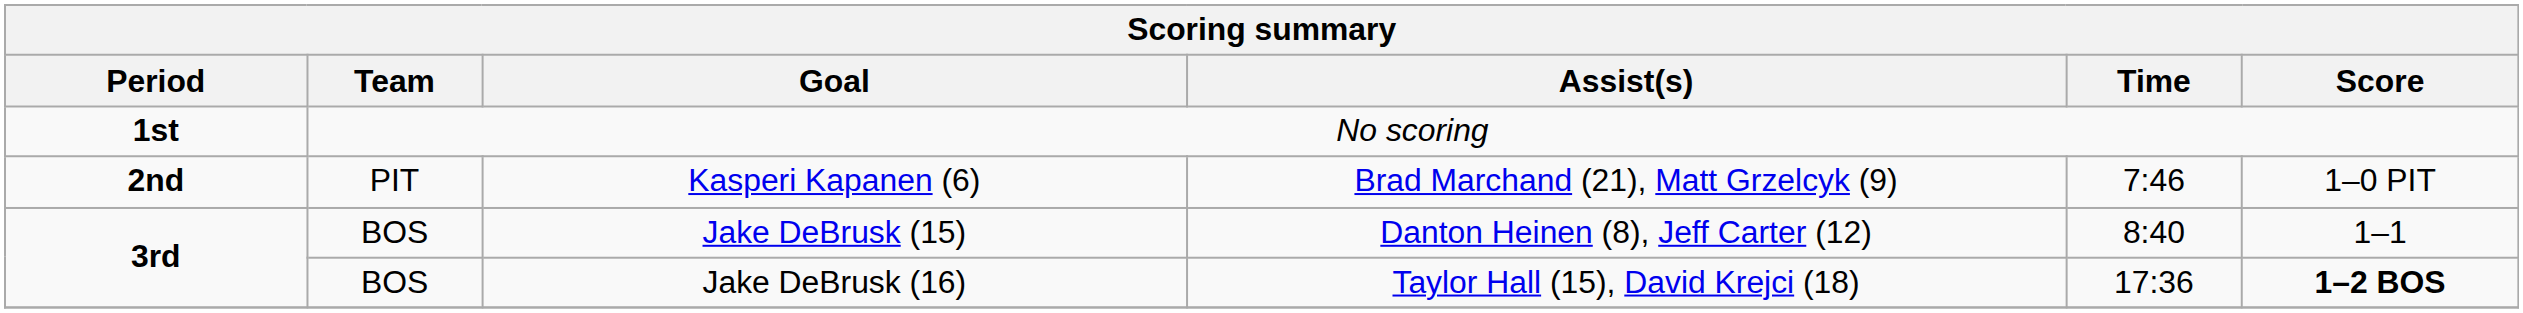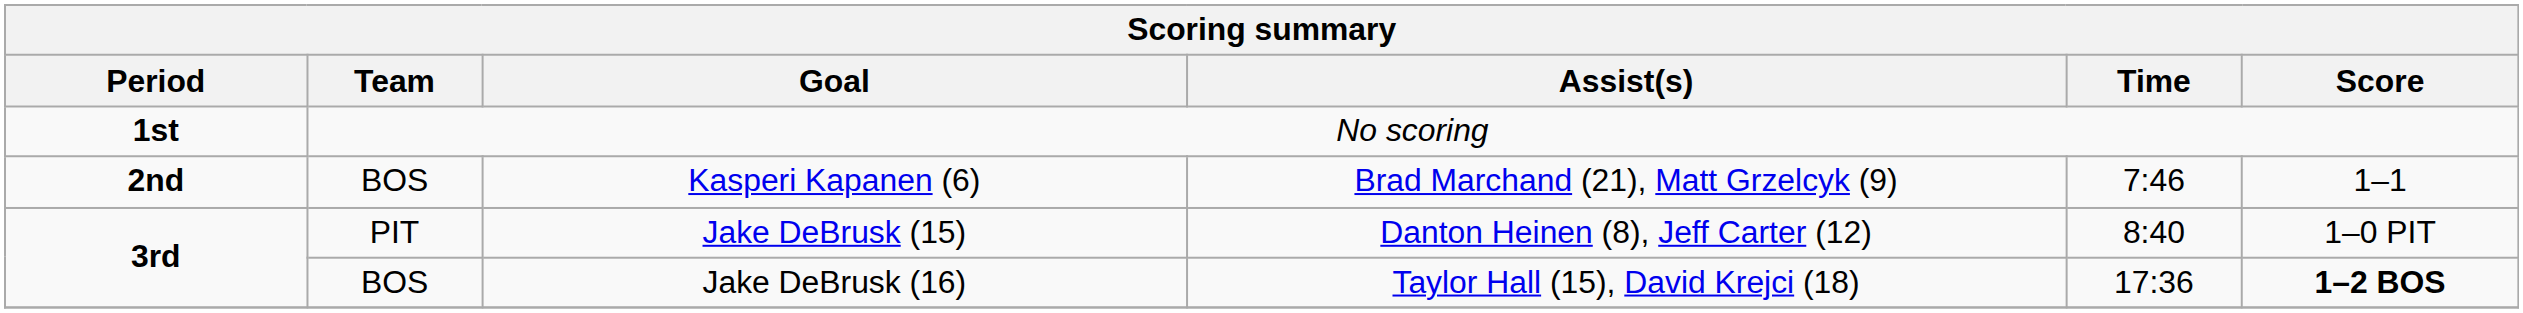(395, 181) PIT -> (395, 181) BOS
(2380, 181) 1–0 PIT -> (2380, 181) 1–1
(395, 231) BOS -> (395, 231) PIT
(2380, 231) 1–1 -> (2380, 231) 1–0 PIT
